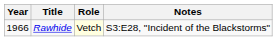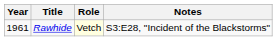(18, 28) 1966 -> (18, 28) 1961
